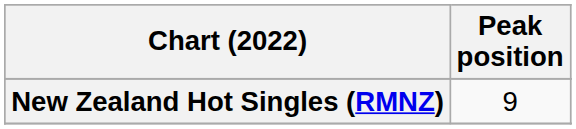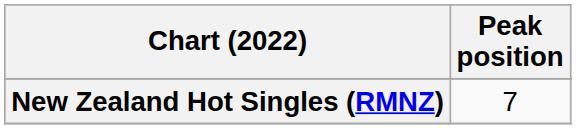(510, 100) 9 -> (510, 100) 7
